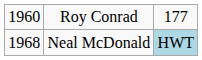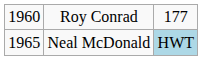(24, 42) 1968 -> (24, 42) 1965
